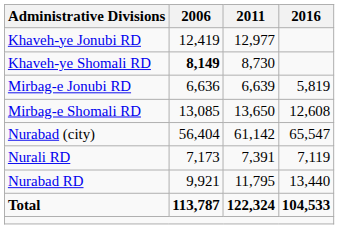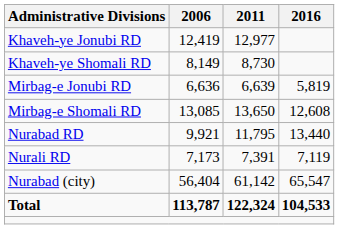(203, 63) bold -> (203, 63) normal
rows swapped: (46, 181) <-> (51, 134)
